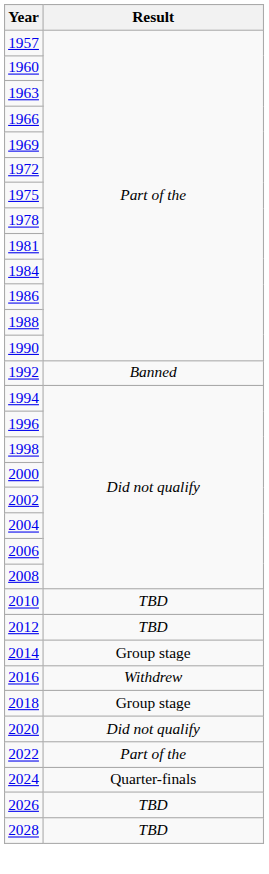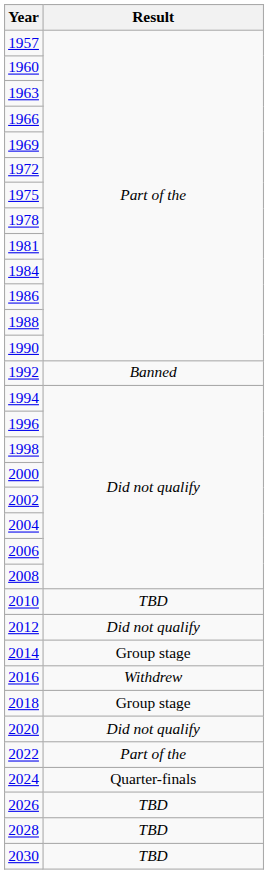(153, 627) TBD -> (153, 627) Did not qualify
+ row: (24, 856)
